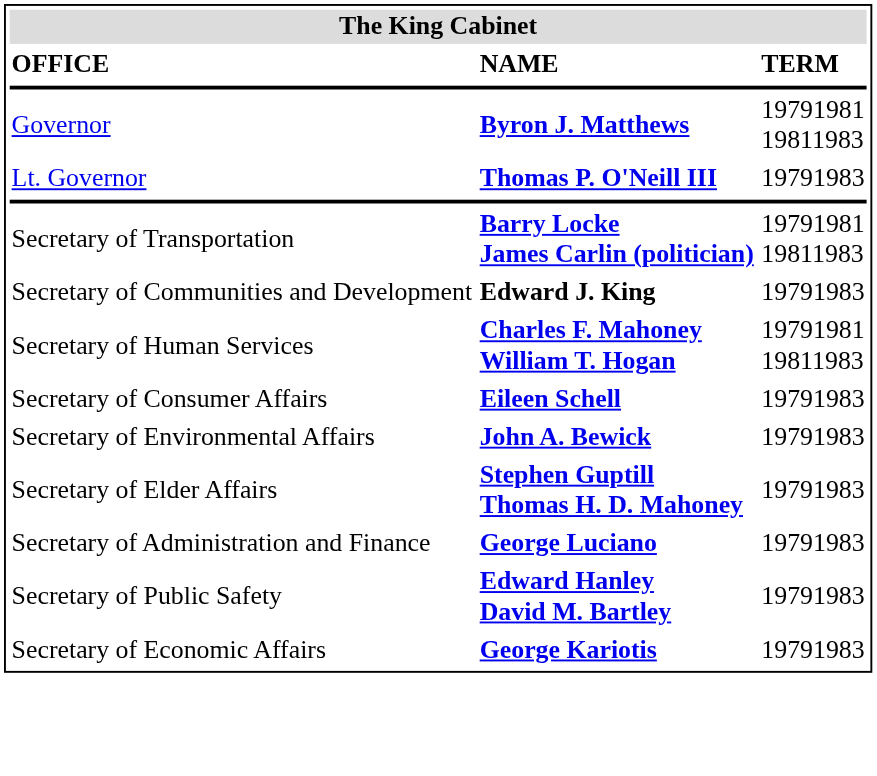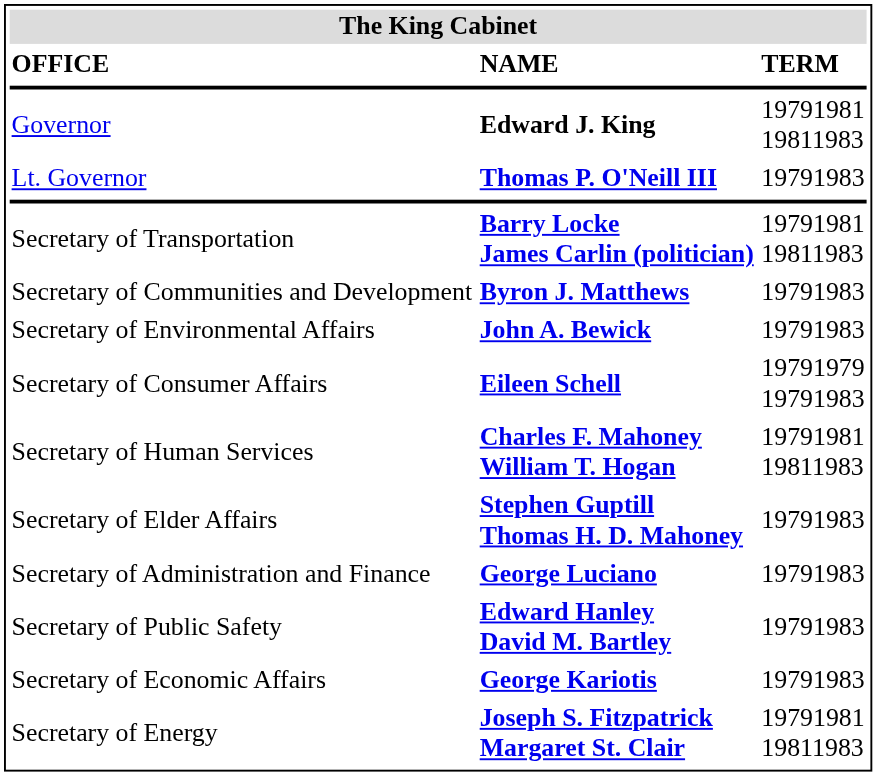(585, 125) Byron J. Matthews -> (568, 125) Edward J. King
(568, 292) Edward J. King -> (585, 292) Byron J. Matthews
rows swapped: (193, 436) <-> (163, 345)
(813, 398) 19791983 -> (813, 383) 19791979 19791983
+ row: (115, 733)
